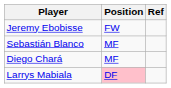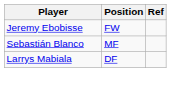- row: (34, 59)
(111, 75) pink background -> (111, 59) no background
